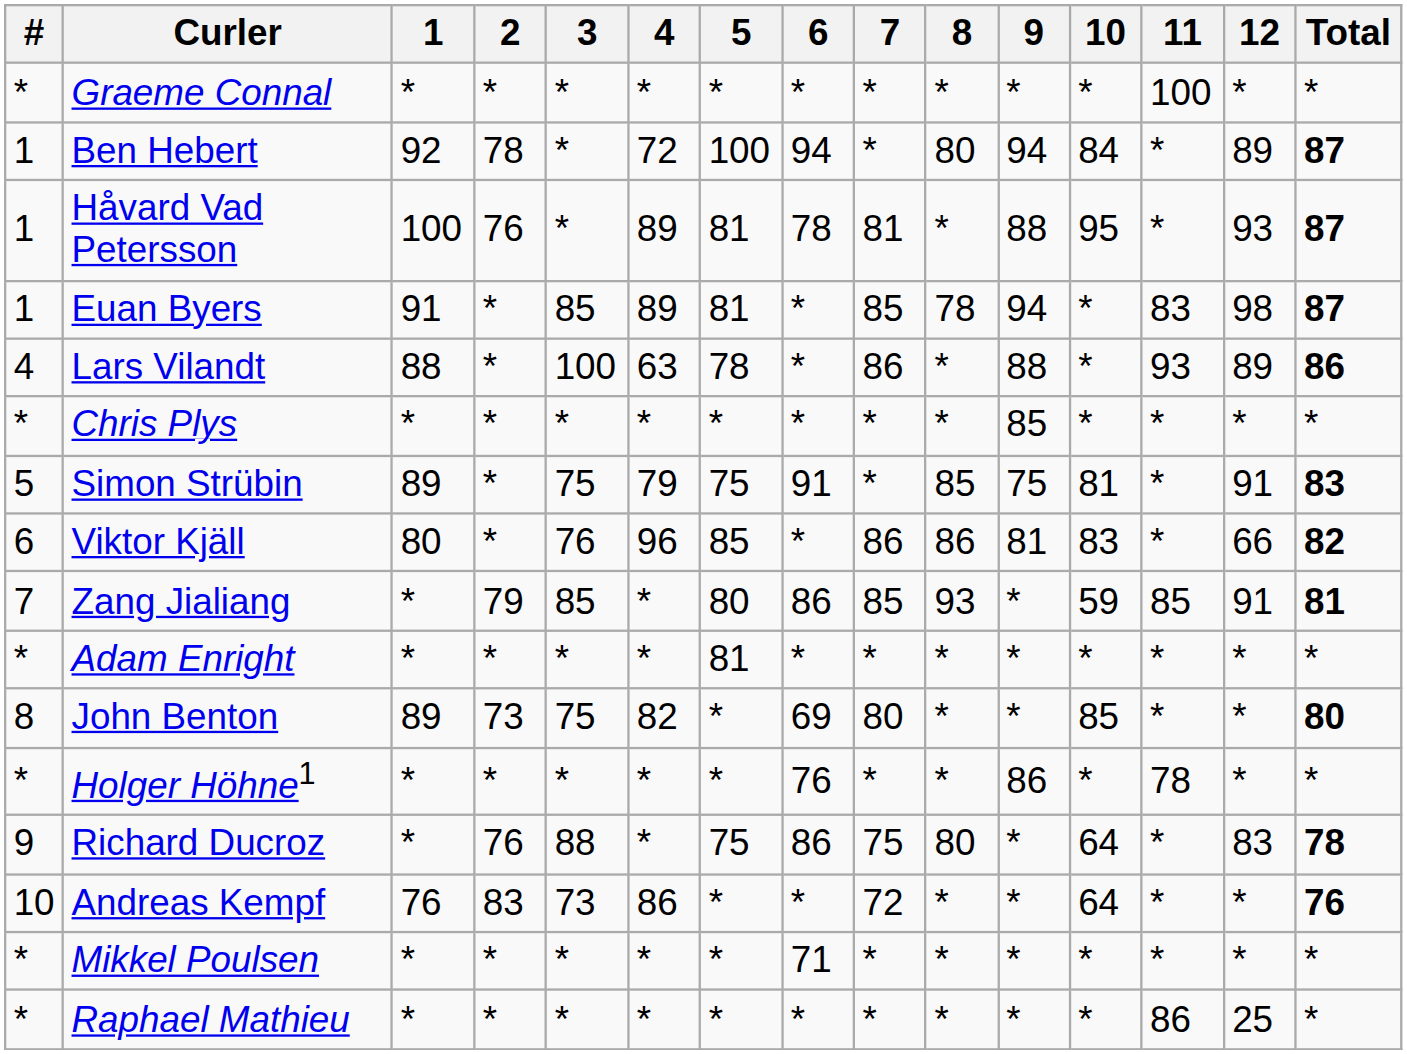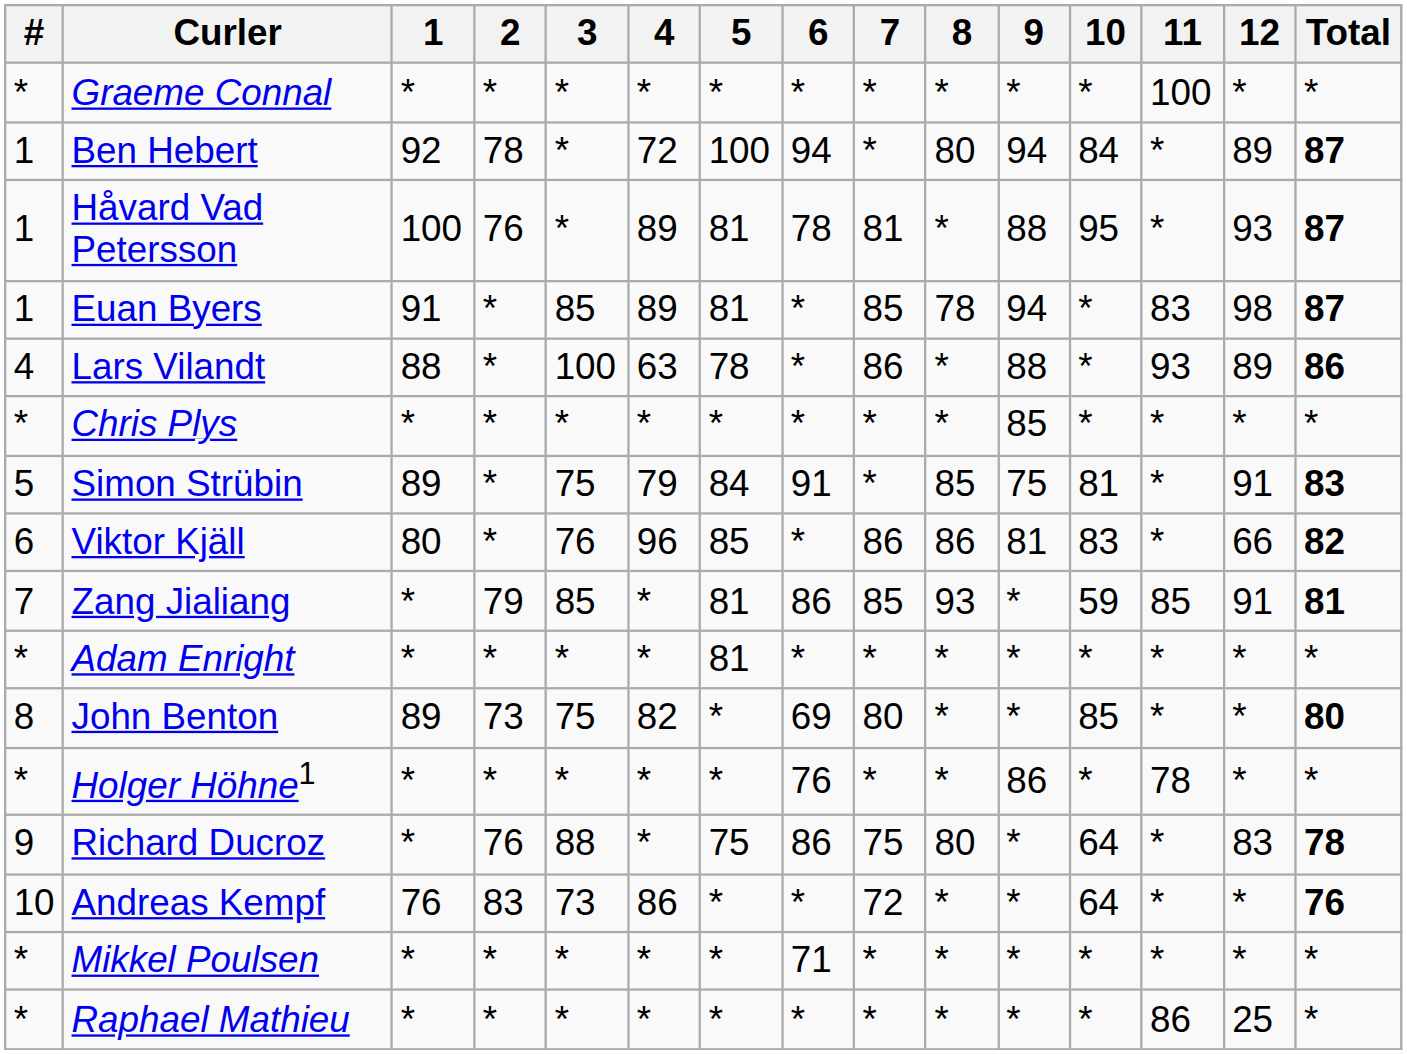(729, 483) 75 -> (729, 483) 84
(729, 600) 80 -> (729, 600) 81
